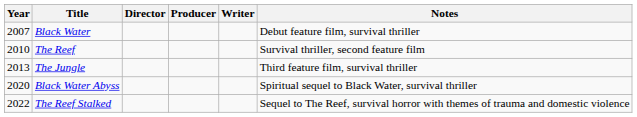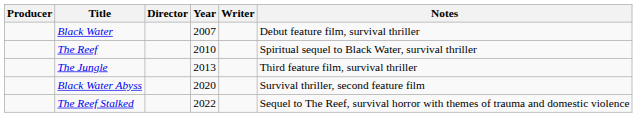columns swapped: (18, 13) <-> (193, 13)
(342, 49) Survival thriller, second feature film -> (368, 49) Spiritual sequel to Black Water, survival thriller
(368, 85) Spiritual sequel to Black Water, survival thriller -> (342, 85) Survival thriller, second feature film
